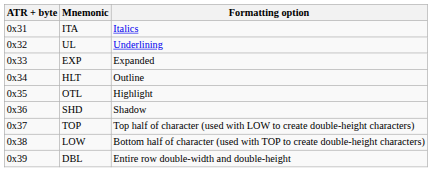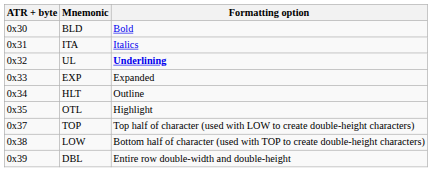+ row: (72, 28)
(138, 45) normal -> (140, 61) bold
- row: (72, 110)
